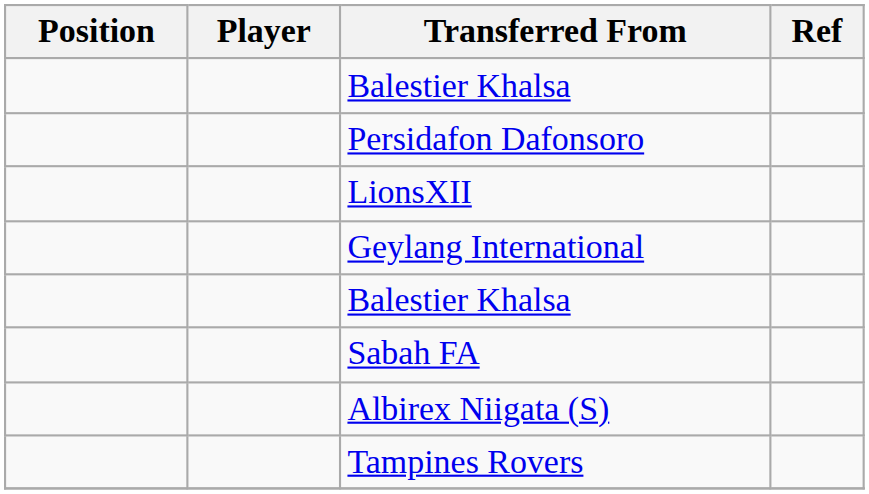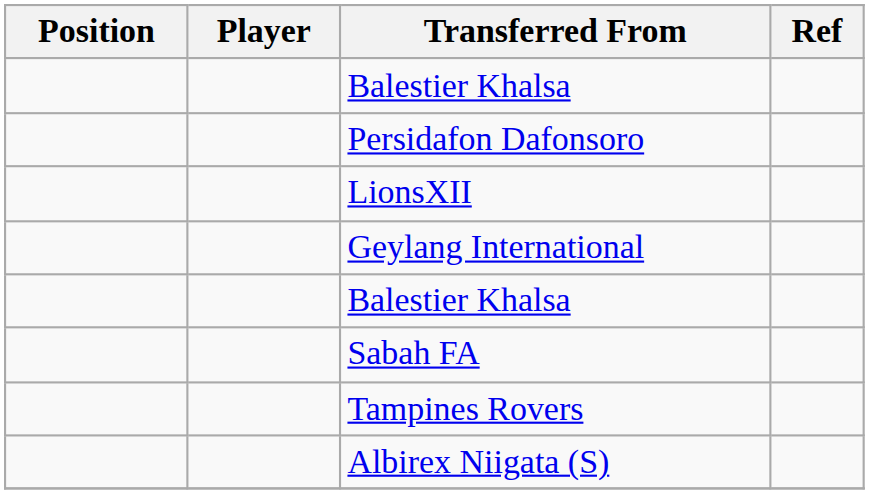rows swapped: (97, 462) <-> (97, 409)
